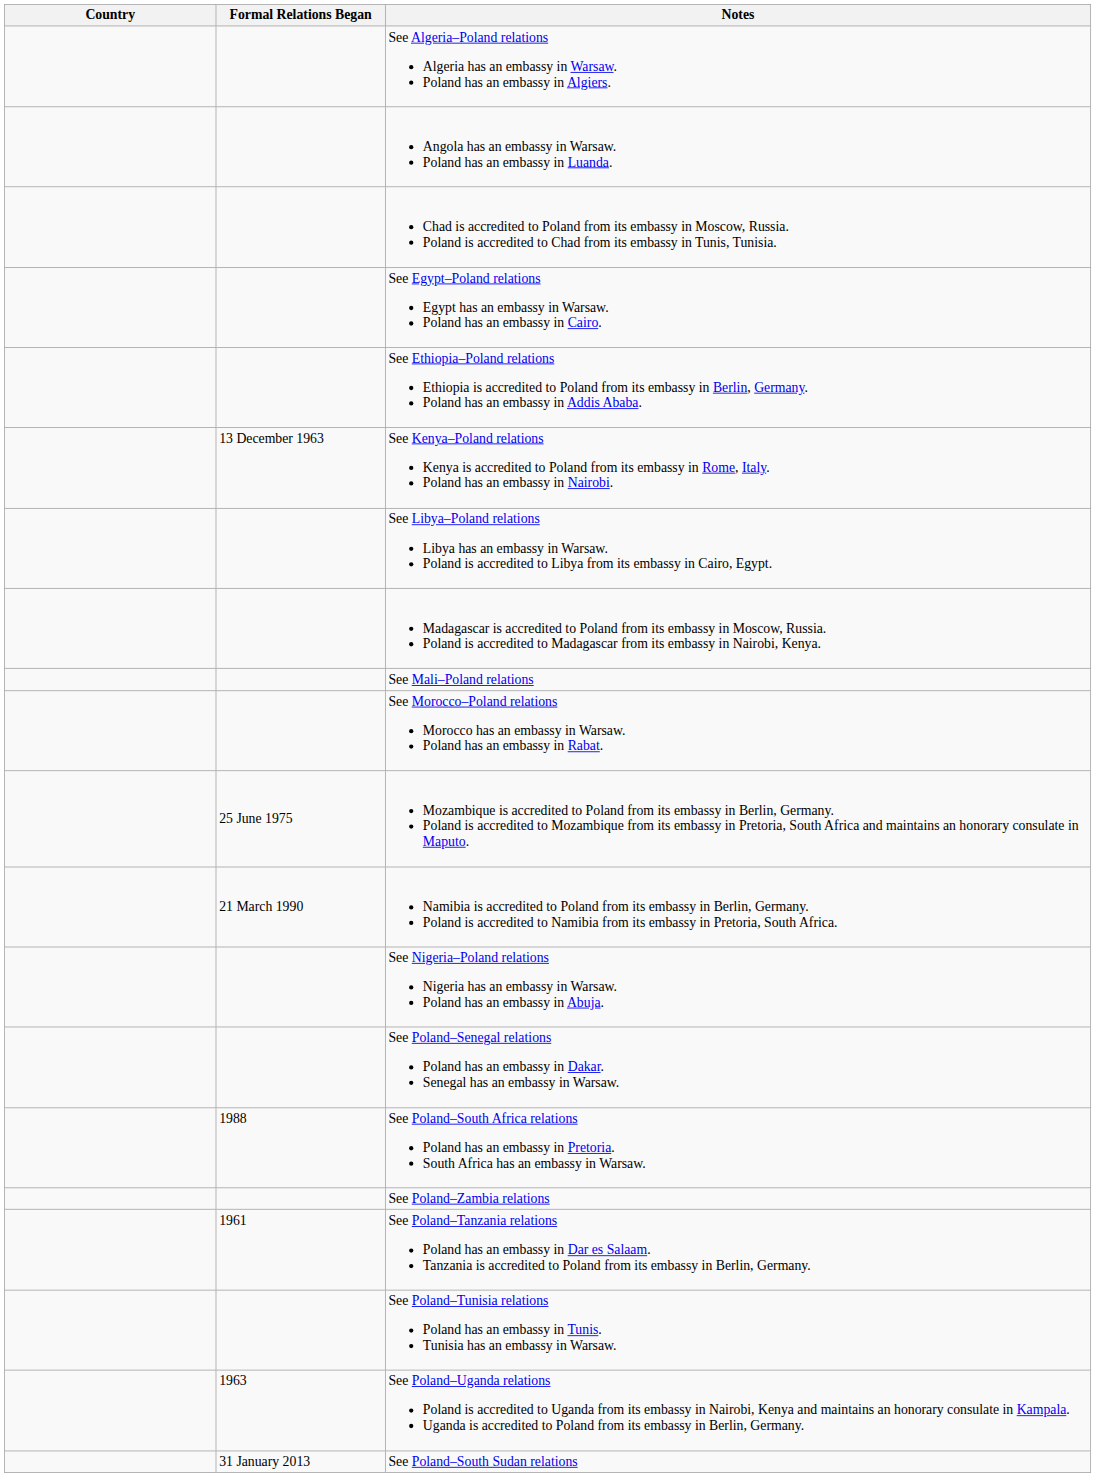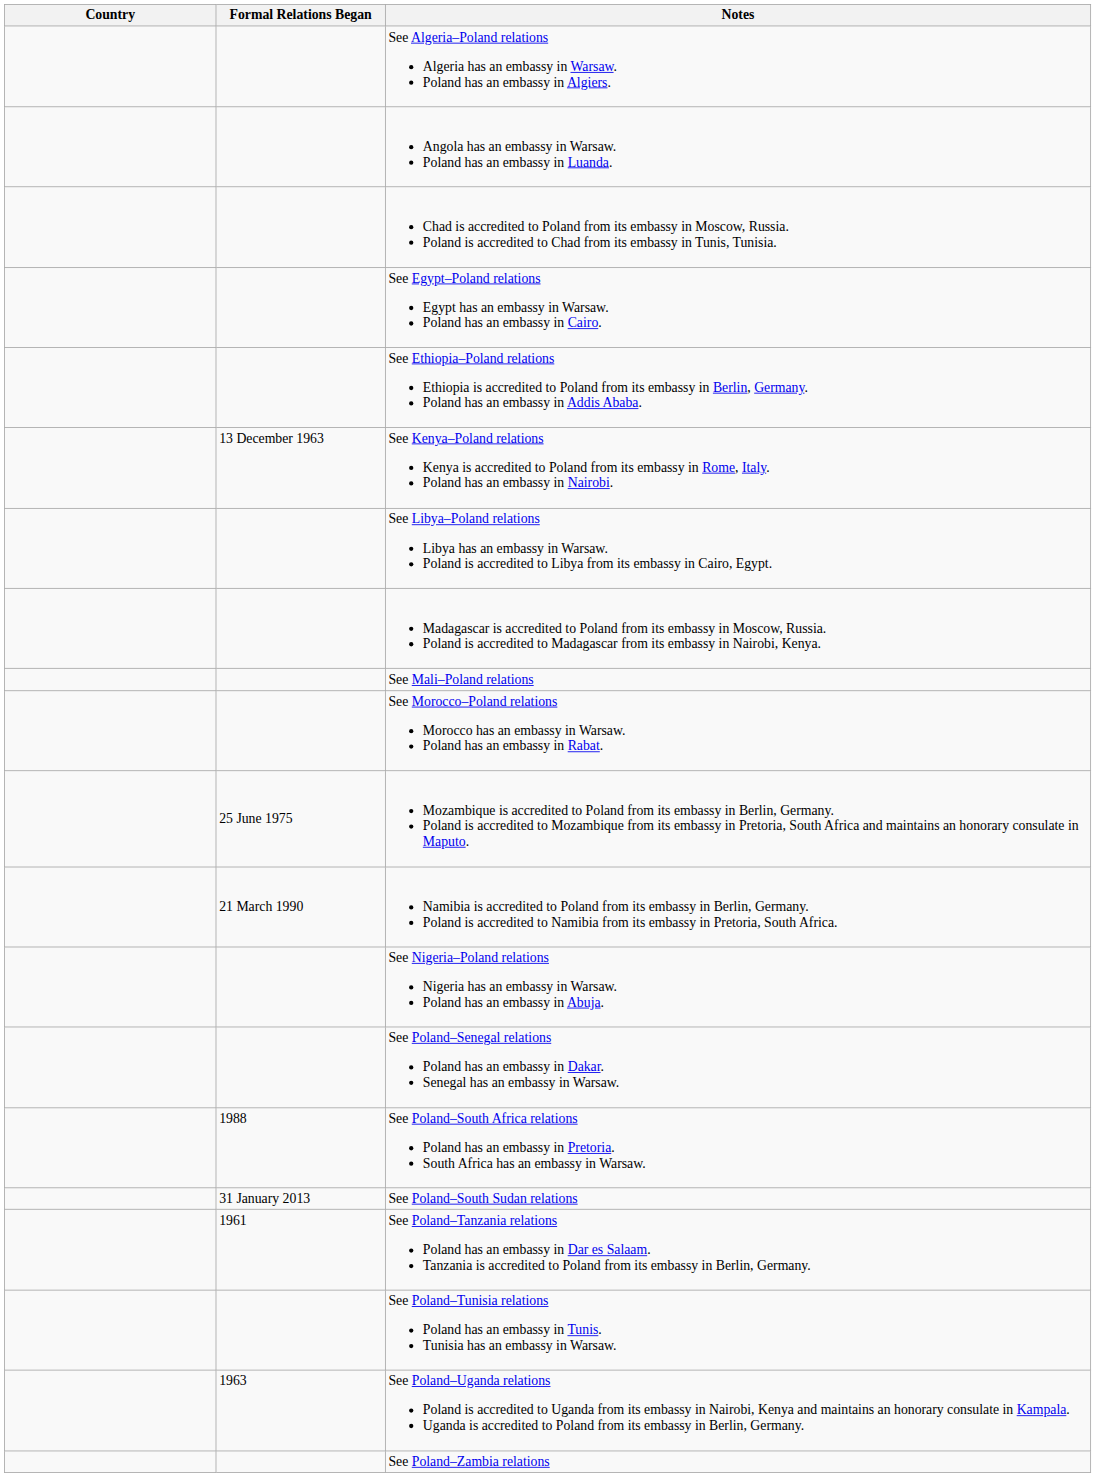rows swapped: (483, 1461) <-> (469, 1198)
